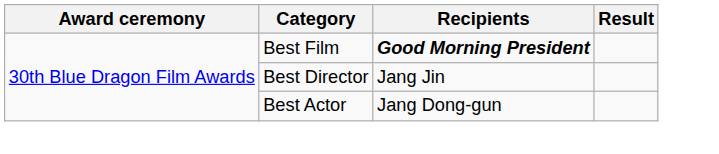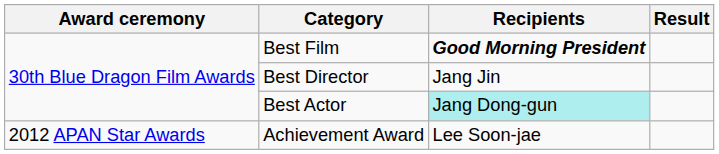(439, 105) no background -> (495, 105) paleturquoise background
+ row: (344, 134)
